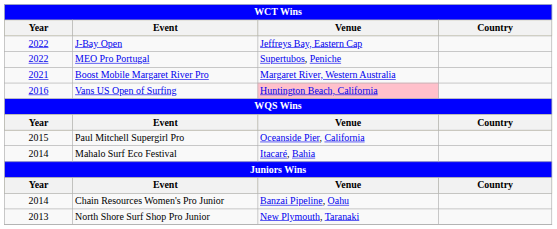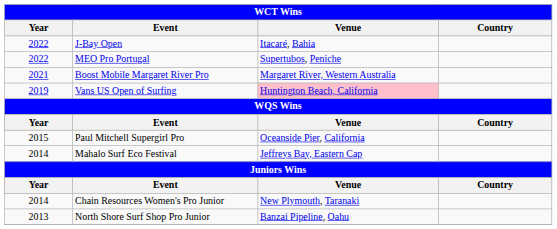(311, 43) Jeffreys Bay, Eastern Cap -> (288, 43) Itacaré, Bahia
(39, 91) 2016 -> (39, 91) 2019
(288, 153) Itacaré, Bahia -> (311, 153) Jeffreys Bay, Eastern Cap
(305, 201) Banzai Pipeline, Oahu -> (310, 201) New Plymouth, Taranaki
(310, 216) New Plymouth, Taranaki -> (305, 216) Banzai Pipeline, Oahu
